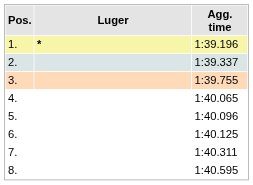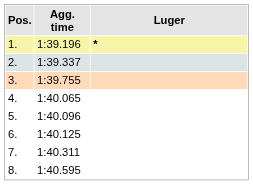columns swapped: (113, 20) <-> (220, 20)
